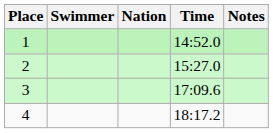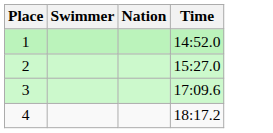- column: (246, 16)
